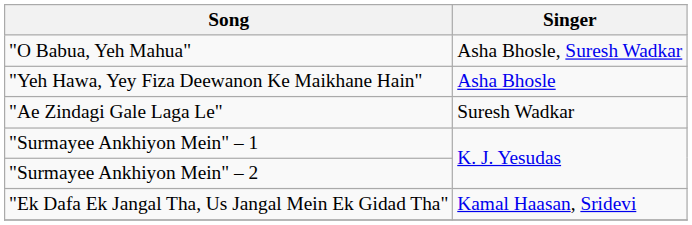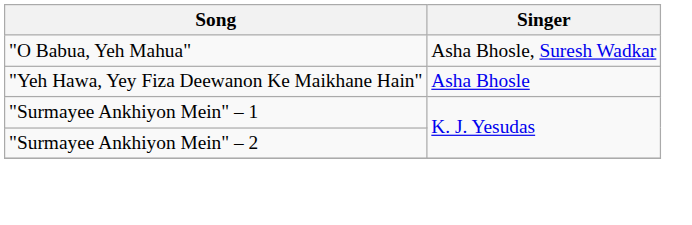- row: (116, 111)
- row: (229, 204)
